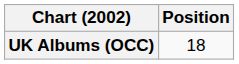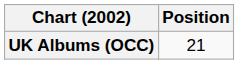(196, 45) 18 -> (196, 45) 21
